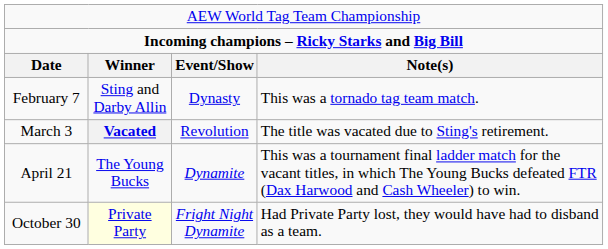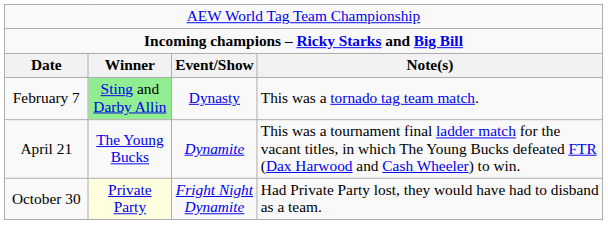(130, 98) no background -> (130, 98) lightgreen background
- row: (46, 131)
